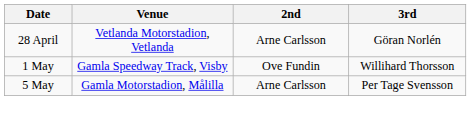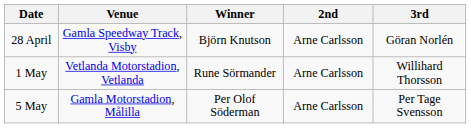+ column: (235, 14)
(152, 40) Vetlanda Motorstadion, Vetlanda -> (122, 40) Gamla Speedway Track, Visby
(152, 66) Gamla Speedway Track, Visby -> (122, 73) Vetlanda Motorstadion, Vetlanda
(291, 66) Ove Fundin -> (328, 73) Arne Carlsson
